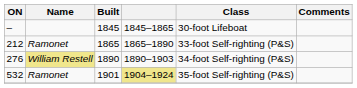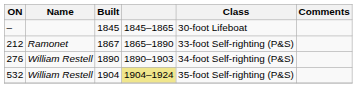(108, 43) 1865 -> (108, 43) 1867
(60, 59) khaki background -> (60, 59) no background
(48, 75) Ramonet -> (60, 75) William Restell
(108, 75) 1901 -> (108, 75) 1904
